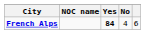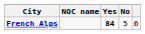(125, 23) 4 -> (125, 23) 5
